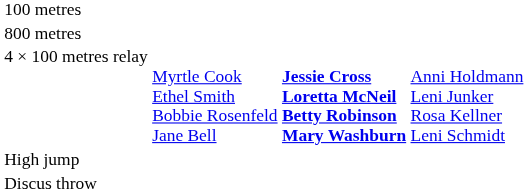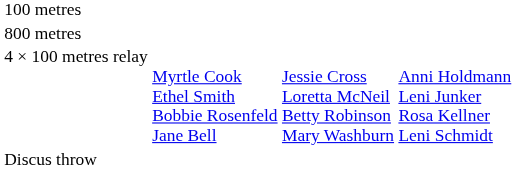(344, 106) bold -> (338, 106) normal
- row: (42, 159)
